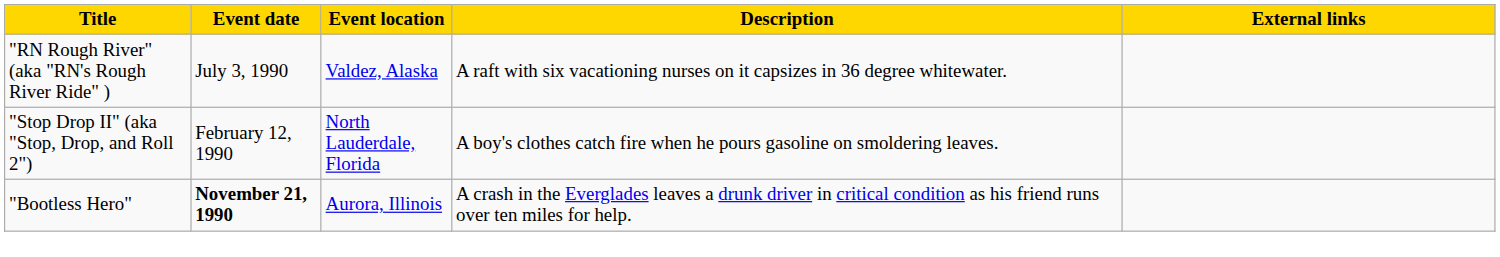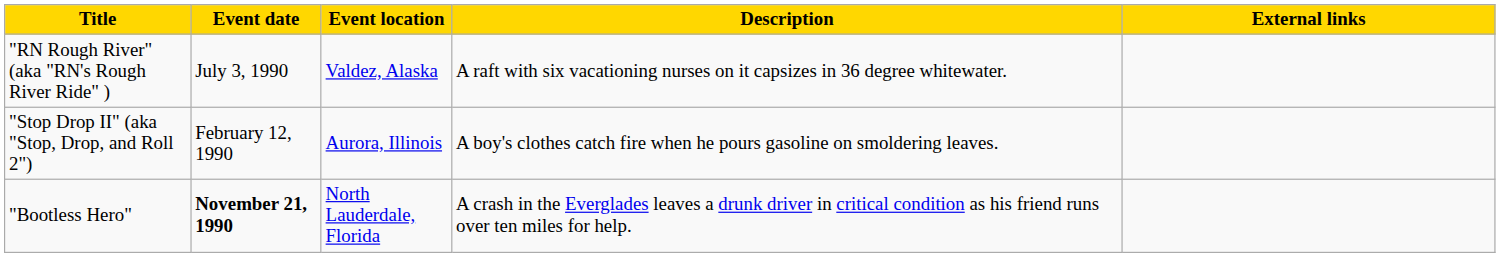(370, 143) North Lauderdale, Florida -> (384, 143) Aurora, Illinois
(384, 204) Aurora, Illinois -> (370, 215) North Lauderdale, Florida
